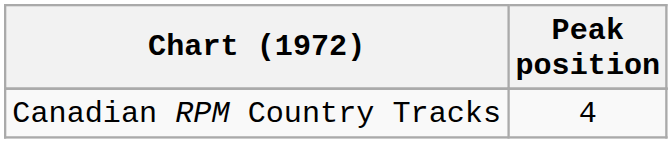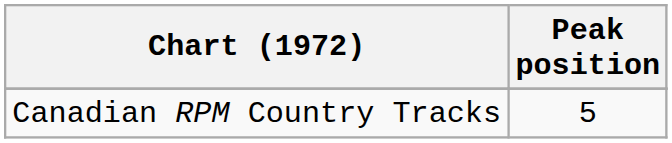(588, 114) 4 -> (588, 114) 5
